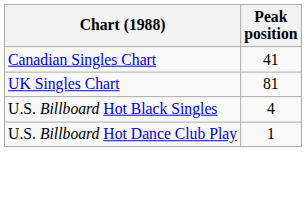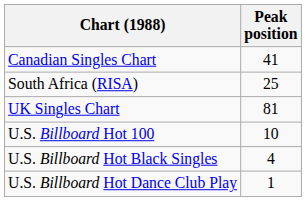+ row: (73, 84)
+ row: (81, 134)
